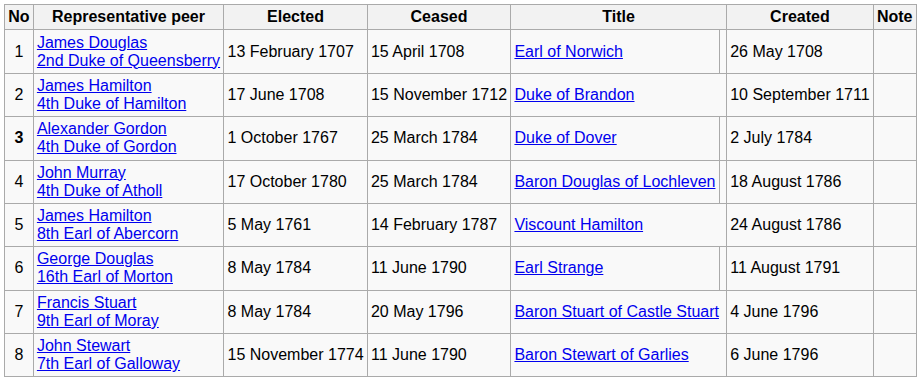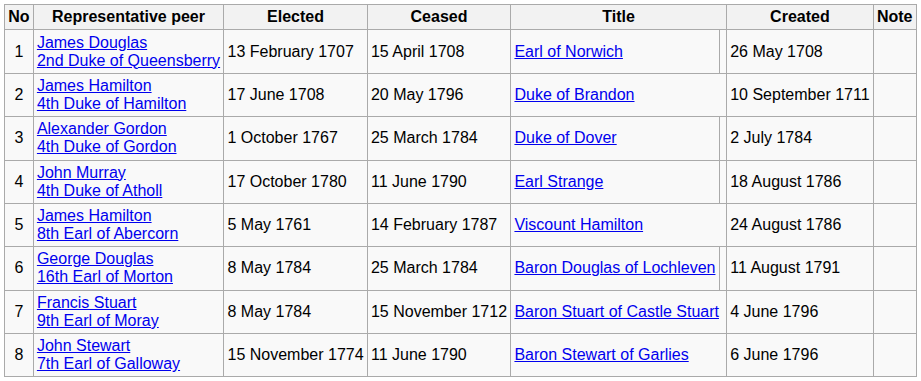(439, 94) 15 November 1712 -> (417, 94) 20 May 1796
(19, 138) bold -> (19, 138) normal
(424, 181) 25 March 1784 -> (419, 181) 11 June 1790
(615, 181) Baron Douglas of Lochleven -> (559, 181) Earl Strange
(419, 268) 11 June 1790 -> (424, 268) 25 March 1784
(559, 268) Earl Strange -> (615, 268) Baron Douglas of Lochleven
(417, 311) 20 May 1796 -> (439, 311) 15 November 1712
